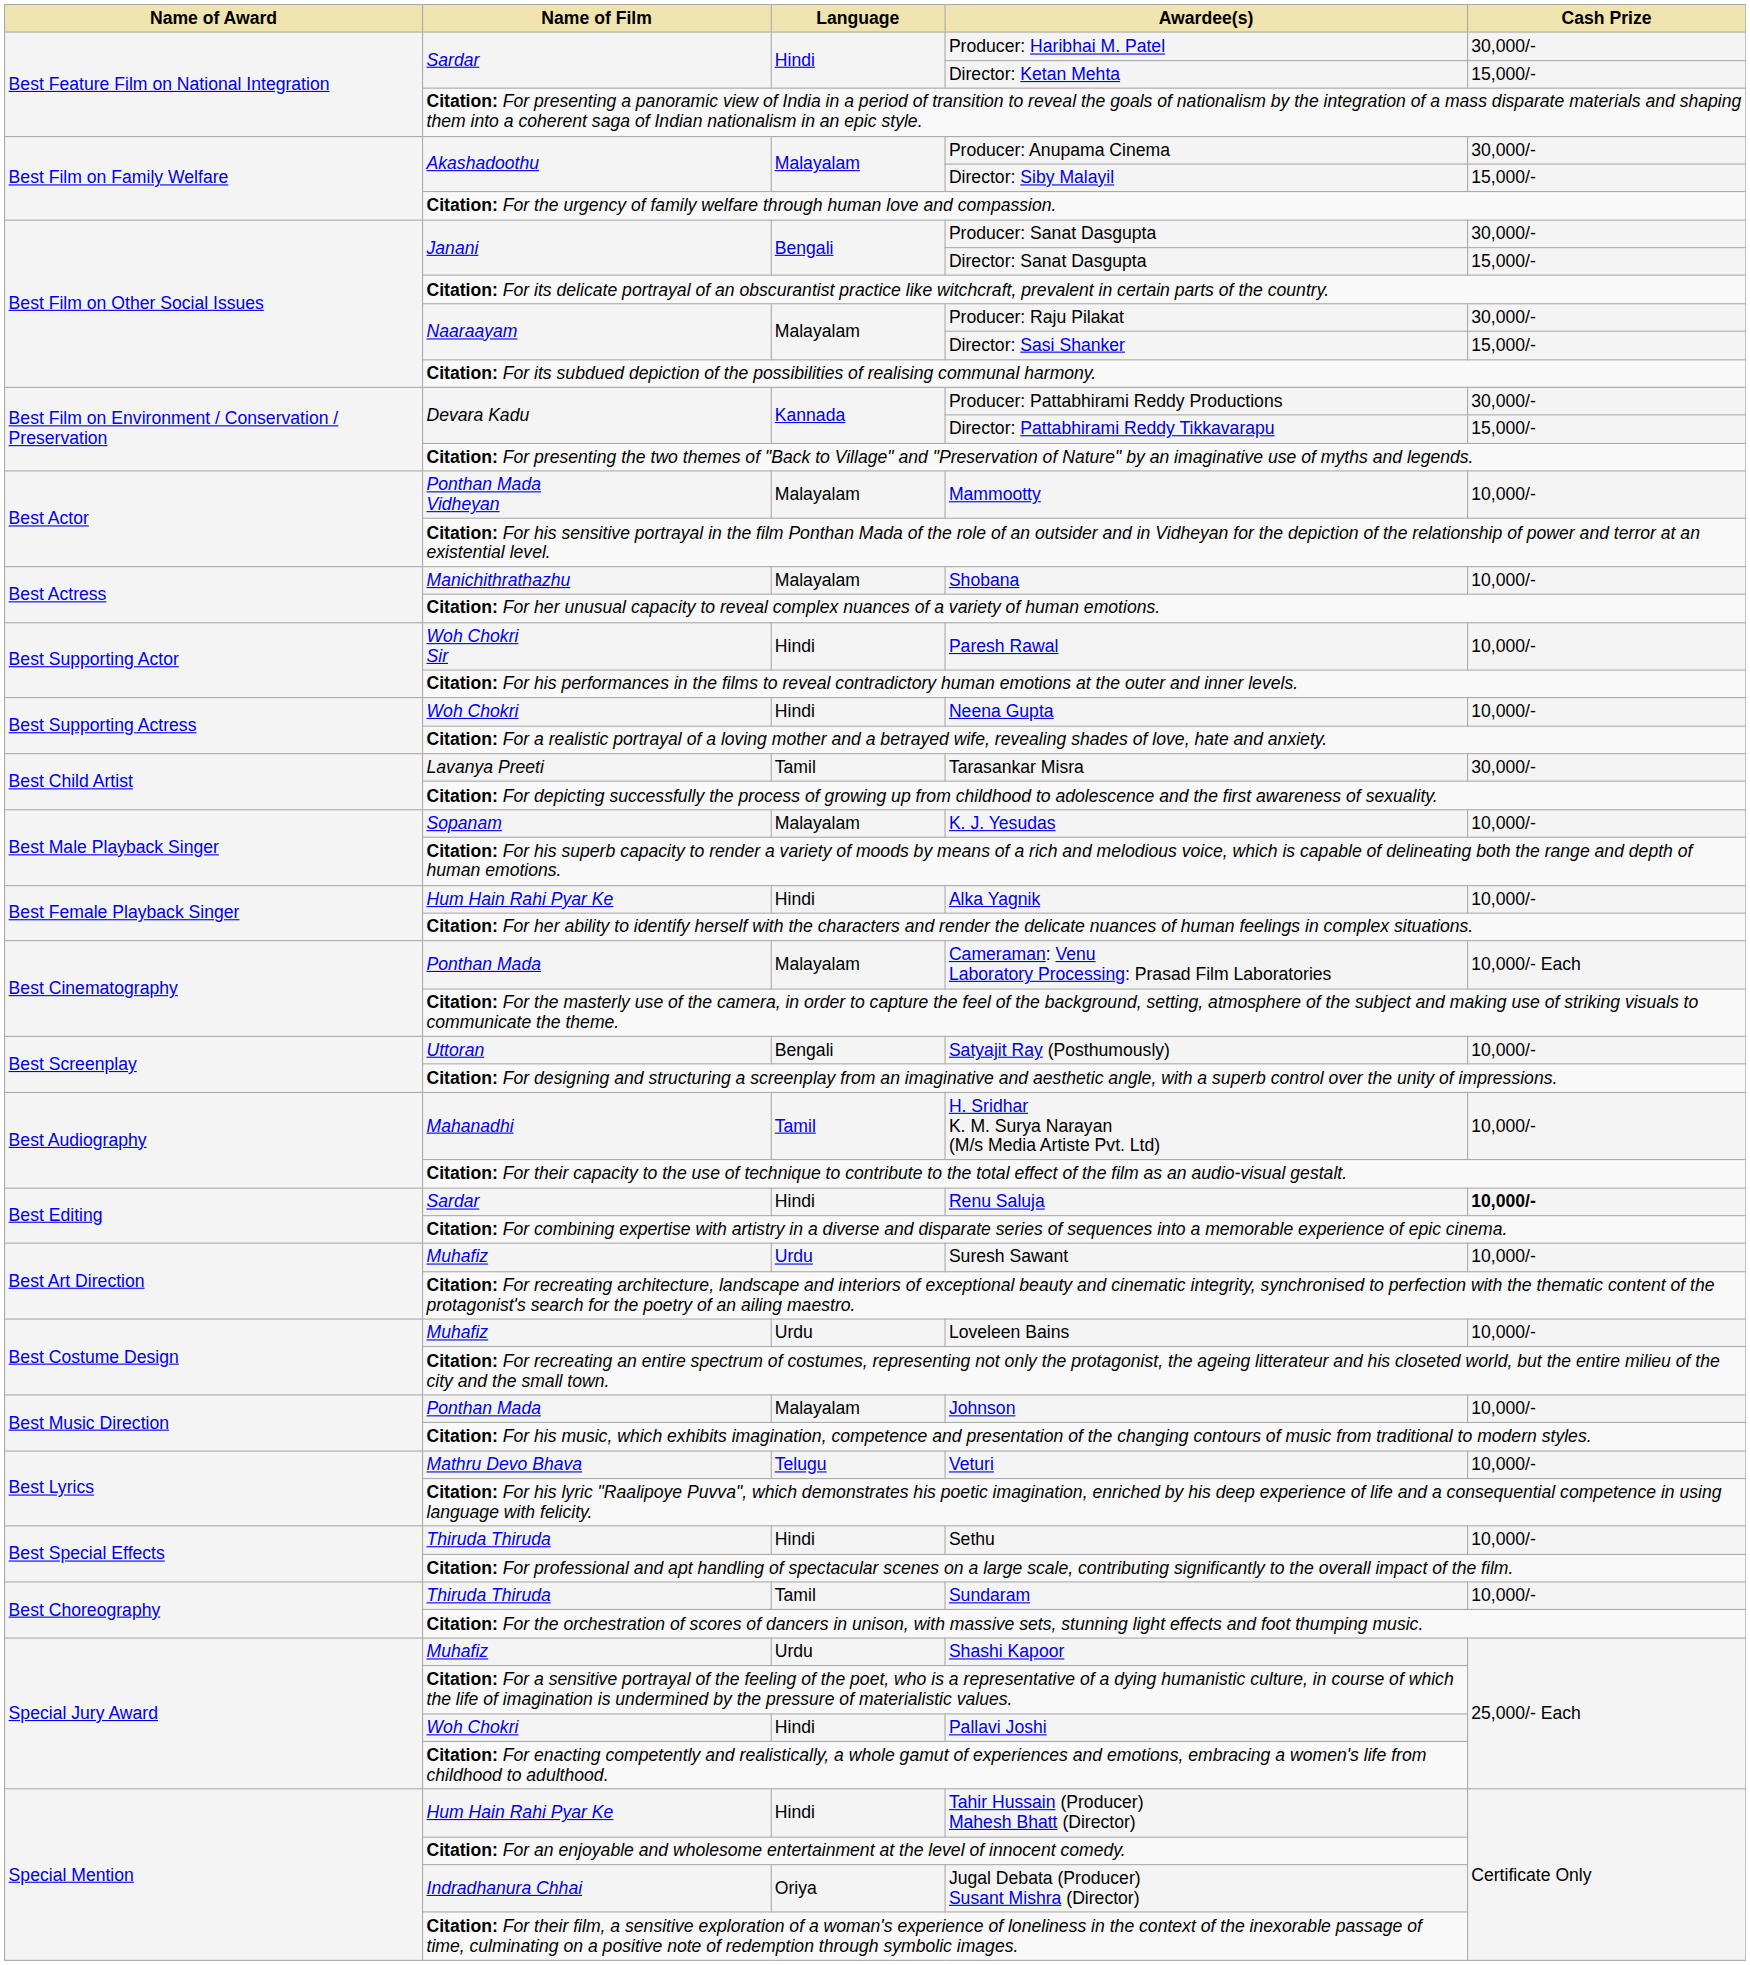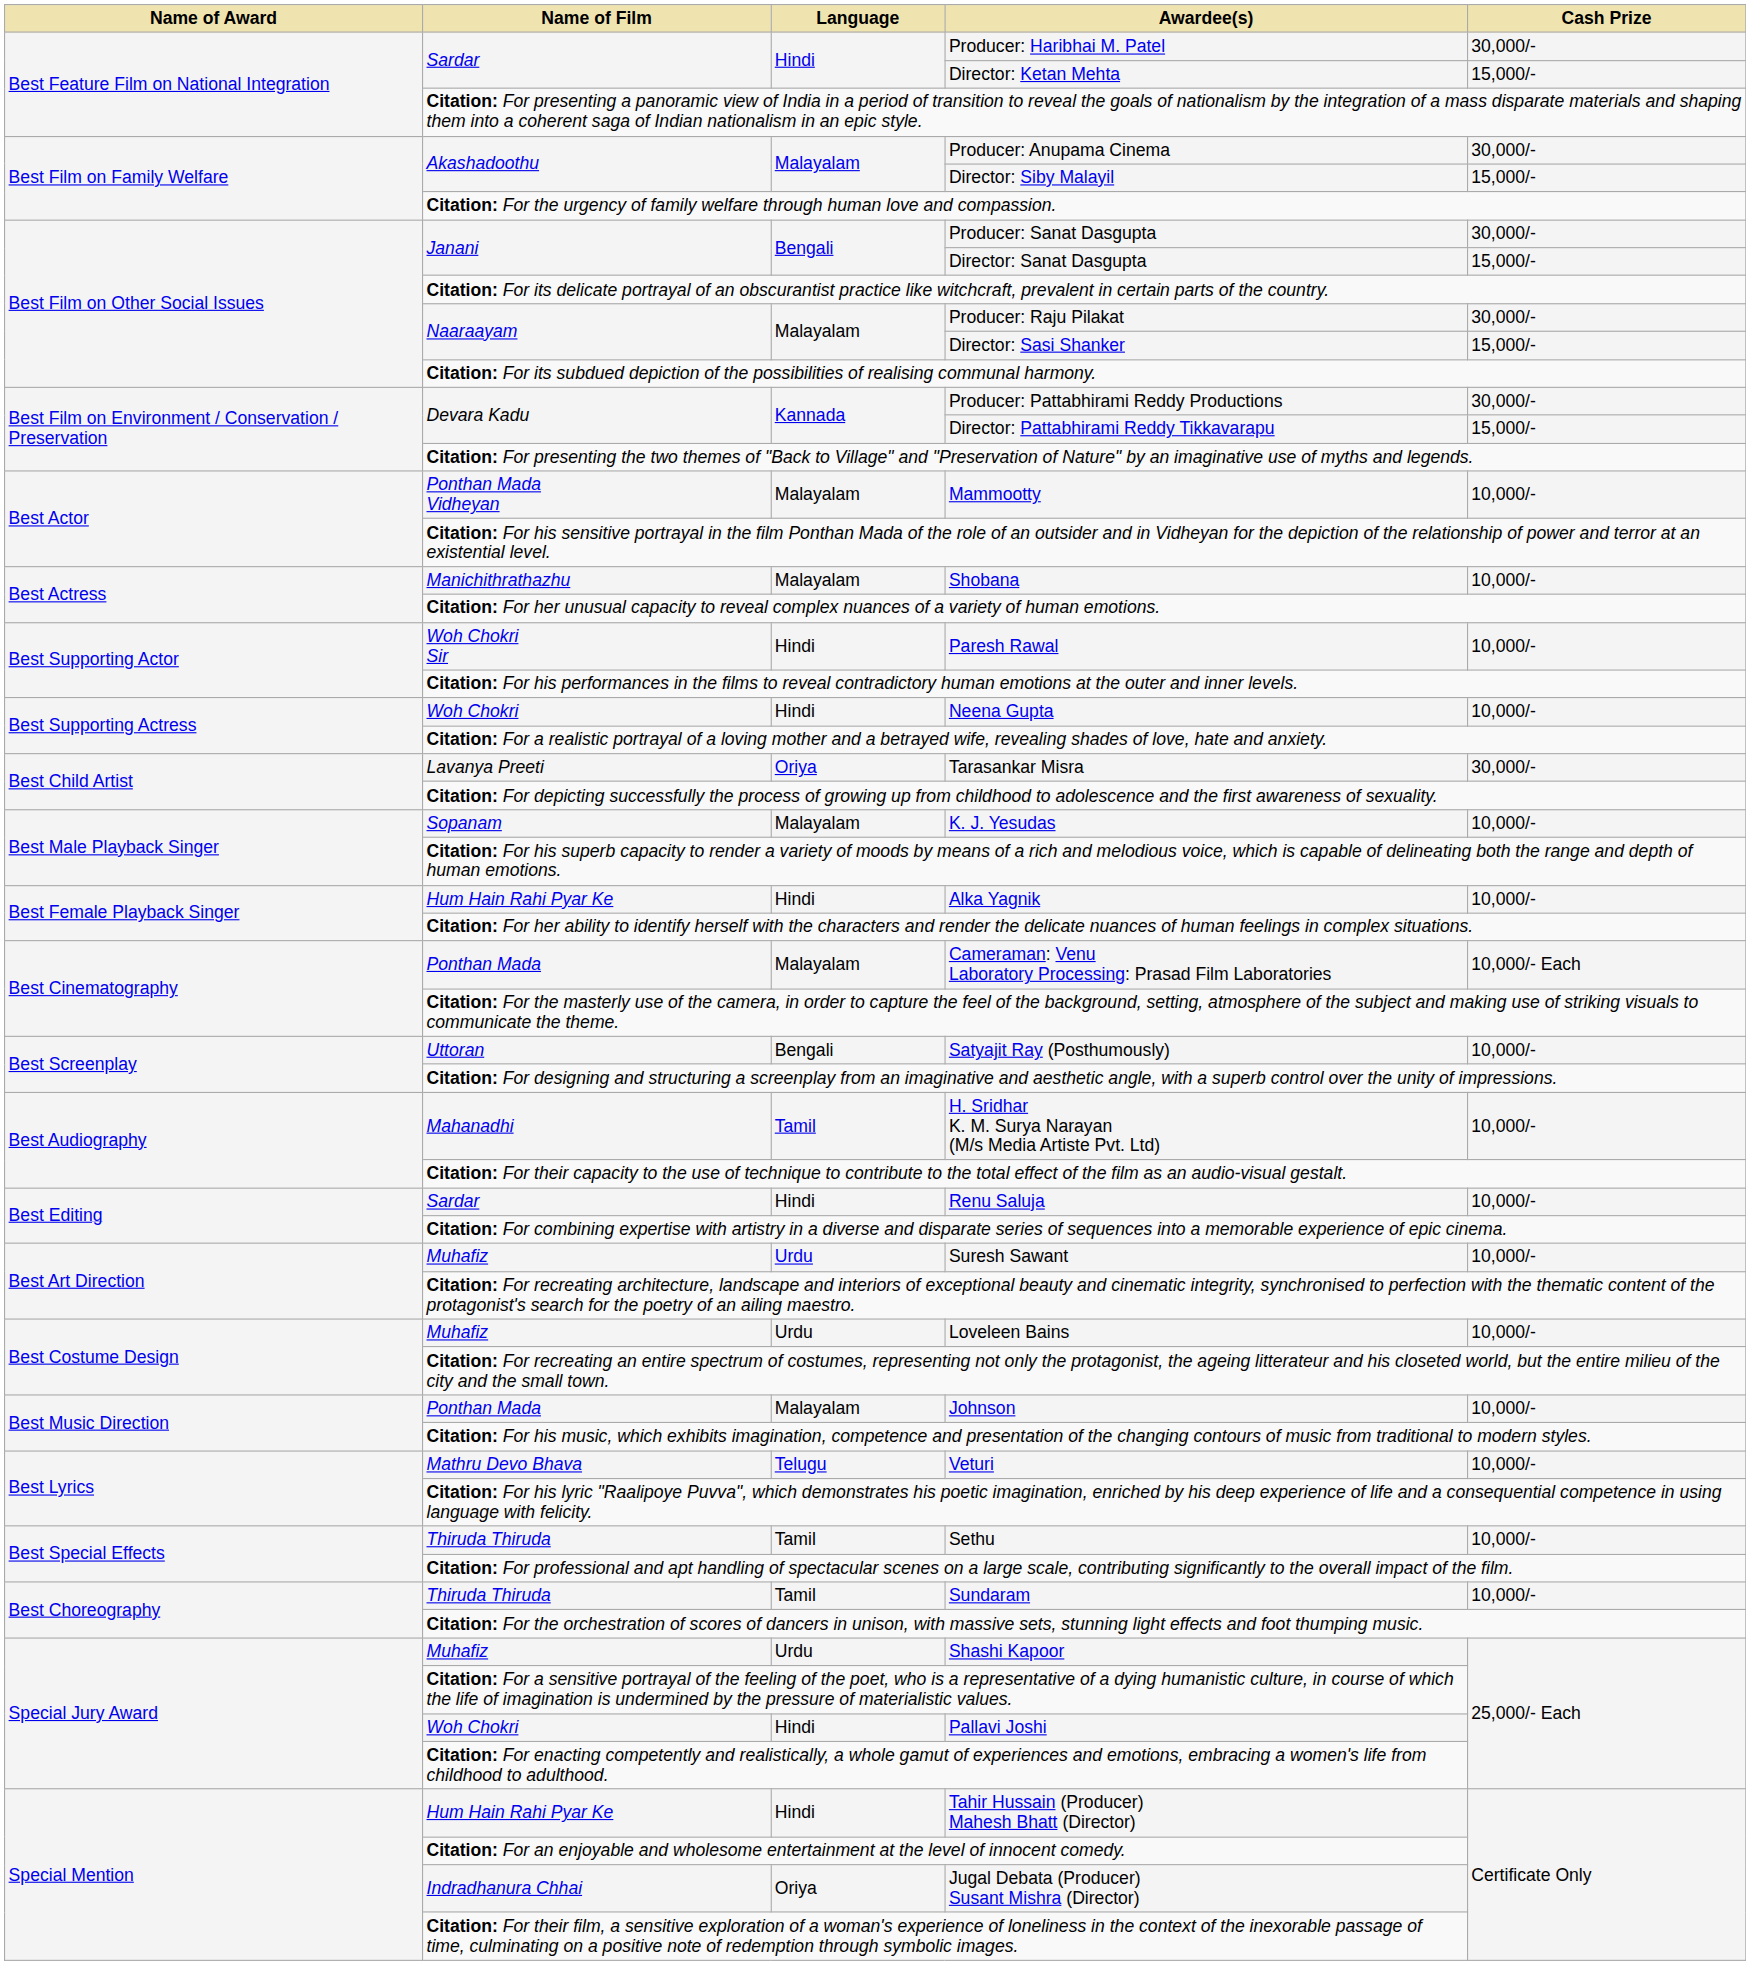(795, 767) Tamil -> (796, 767) Oriya
(1504, 1201) bold -> (1504, 1201) normal
(795, 1540) Hindi -> (795, 1540) Tamil
